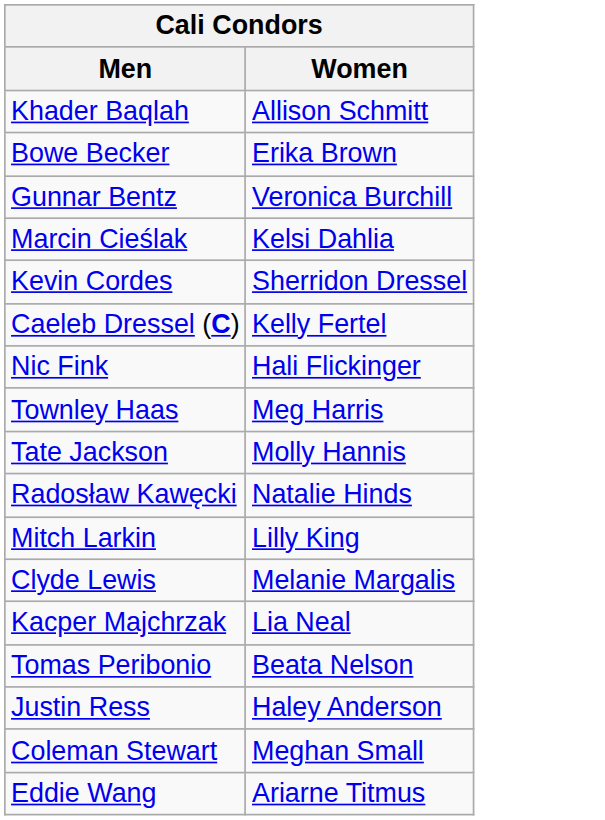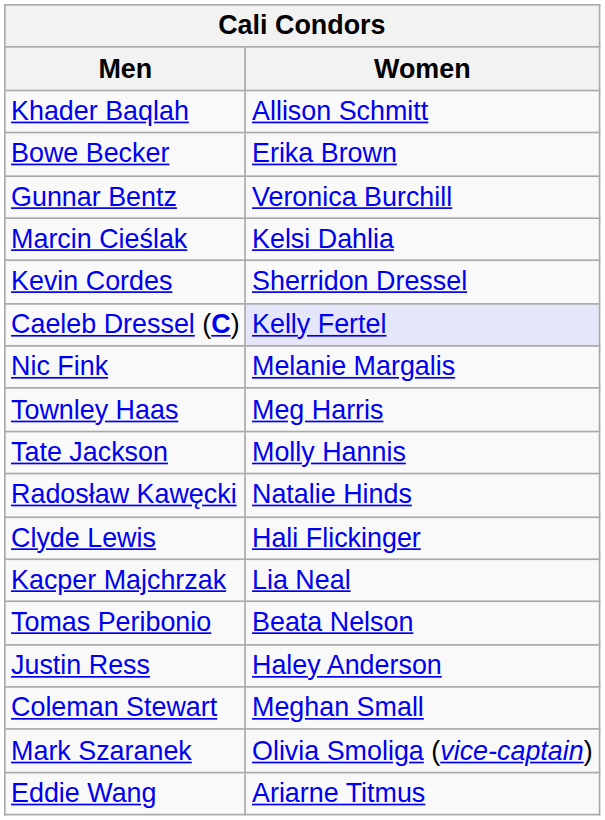(319, 324) no background -> (319, 324) lavender background
(336, 366) Hali Flickinger -> (354, 366) Melanie Margalis
- row: (83, 537)
(354, 580) Melanie Margalis -> (336, 537) Hali Flickinger
+ row: (101, 750)
